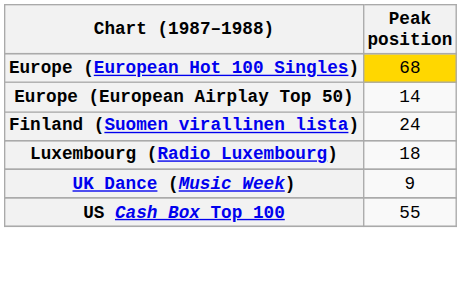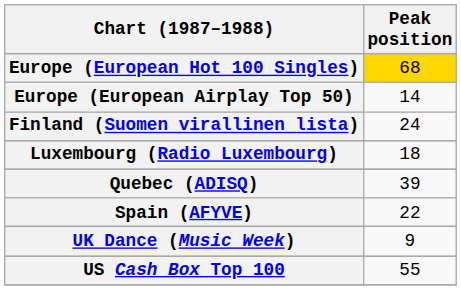+ row: (184, 184)
+ row: (184, 212)
